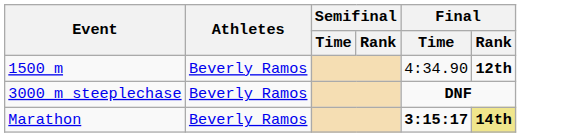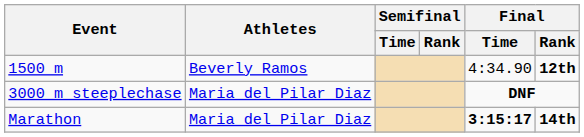(248, 94) Beverly Ramos -> (280, 94) Maria del Pilar Diaz
(248, 119) Beverly Ramos -> (280, 119) Maria del Pilar Diaz
(494, 119) khaki background -> (557, 119) no background
